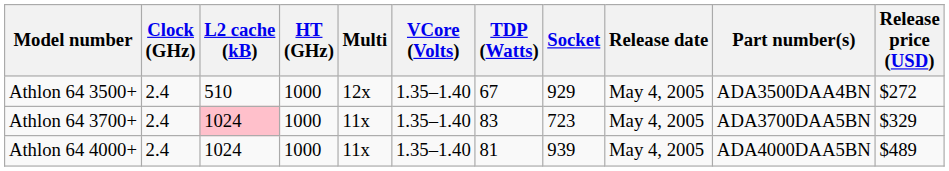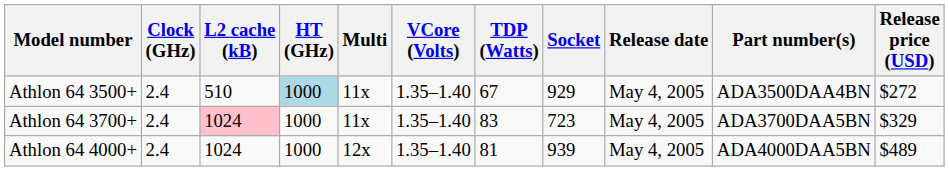(303, 91) no background -> (303, 91) lightblue background
(357, 91) 12x -> (356, 91) 11x
(356, 150) 11x -> (357, 150) 12x
